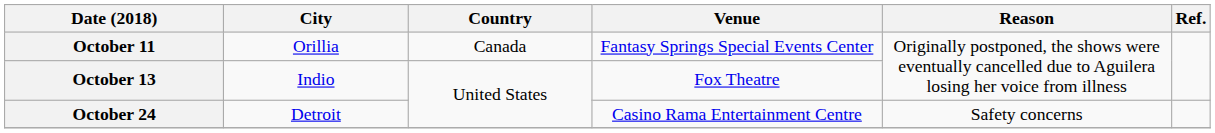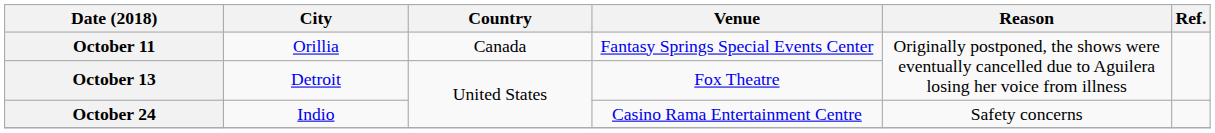(316, 80) Indio -> (316, 80) Detroit
(316, 113) Detroit -> (316, 113) Indio
